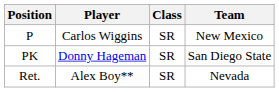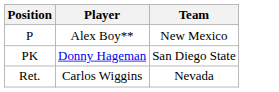- column: (167, 14)
(102, 35) Carlos Wiggins -> (102, 35) Alex Boy**
(102, 76) Alex Boy** -> (102, 76) Carlos Wiggins
